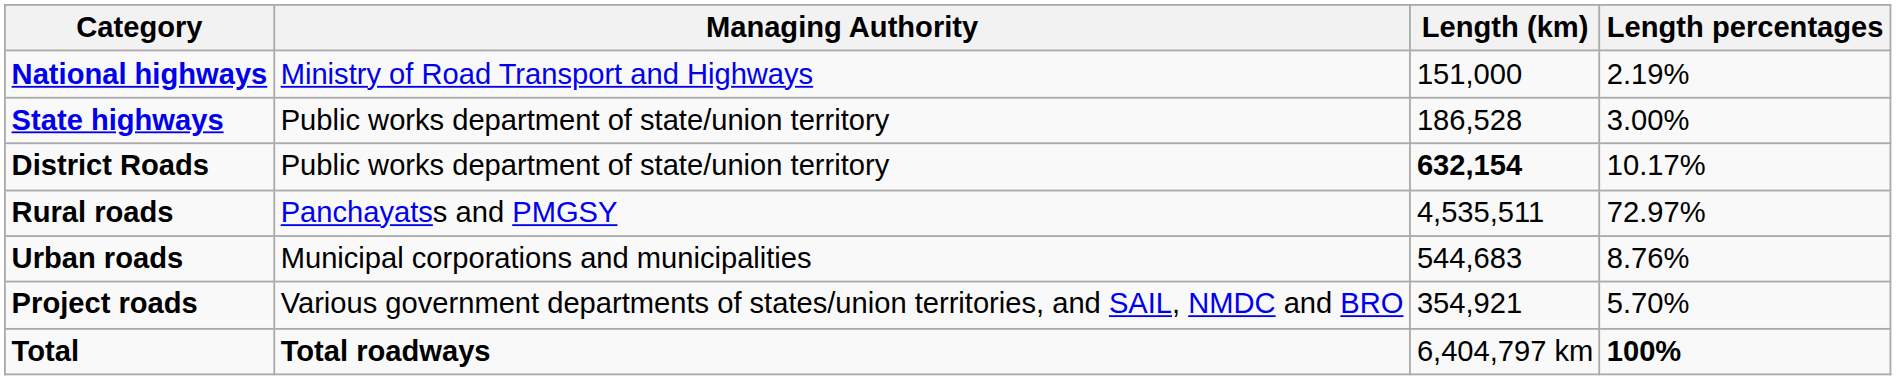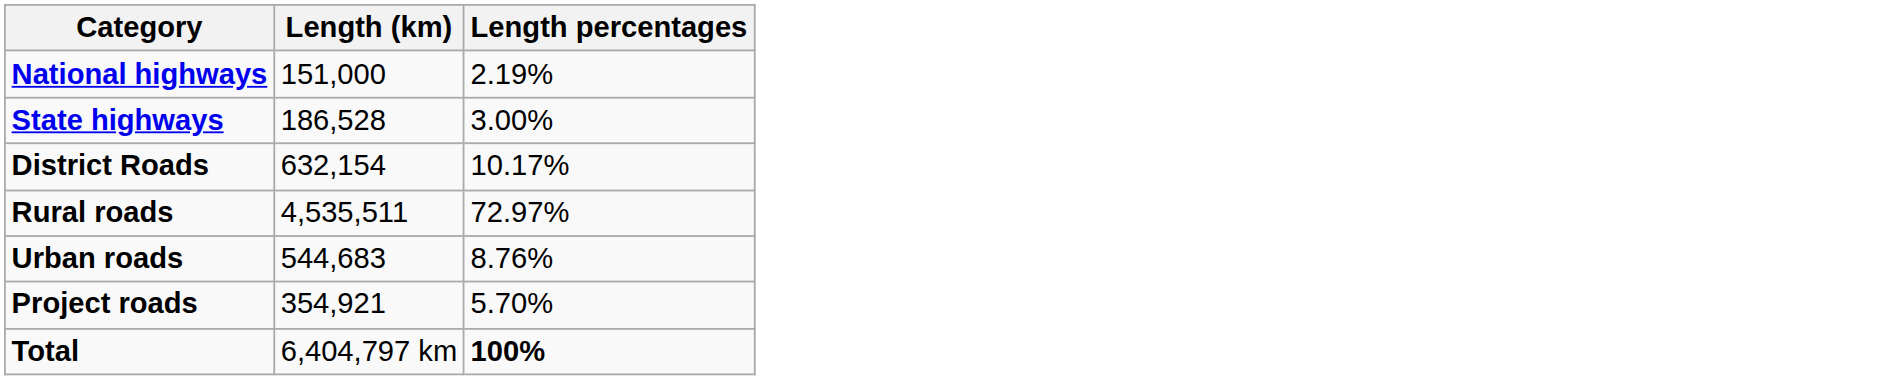- column: (842, 27)
(1470, 166) bold -> (333, 166) normal
